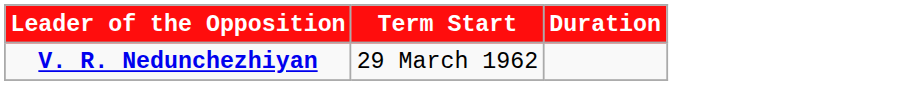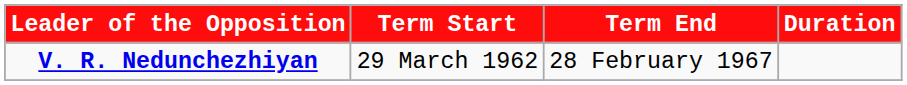+ column: (661, 24)
